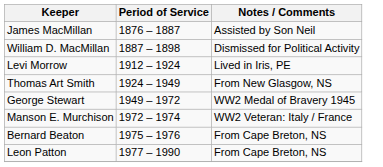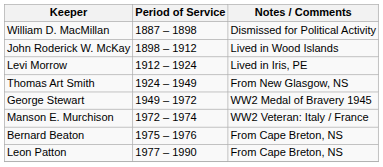- row: (50, 30)
+ row: (69, 48)
